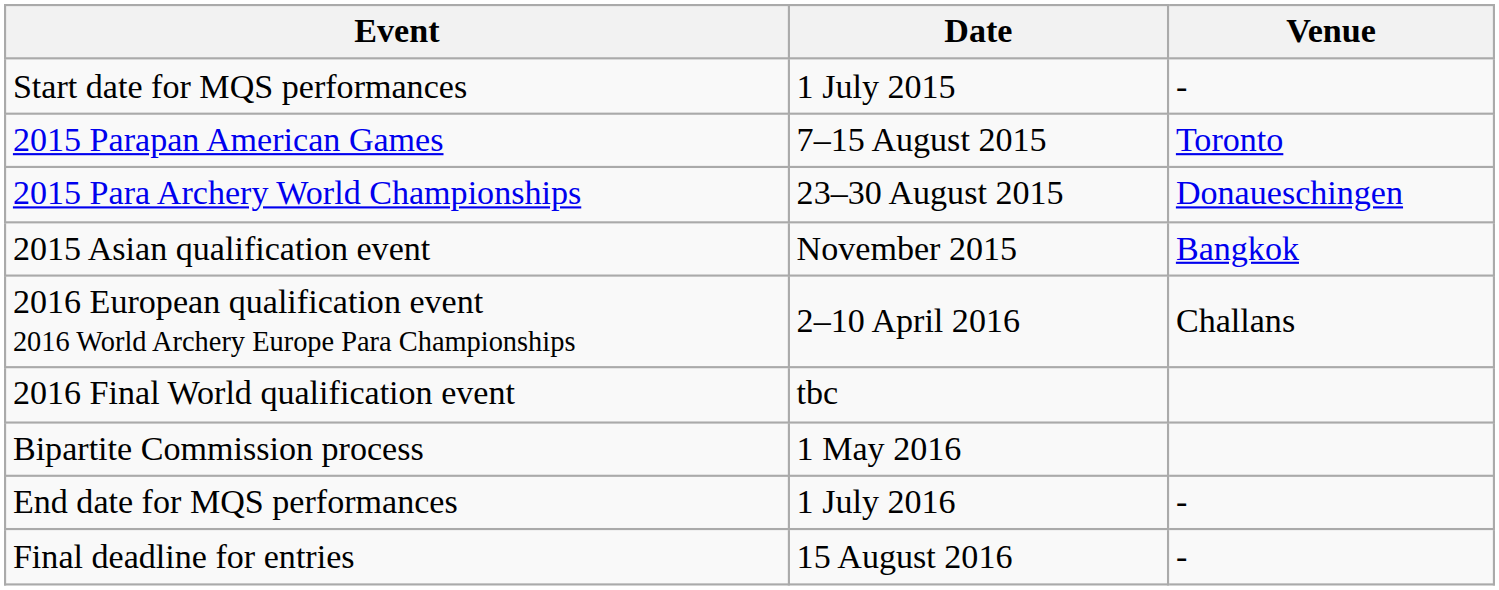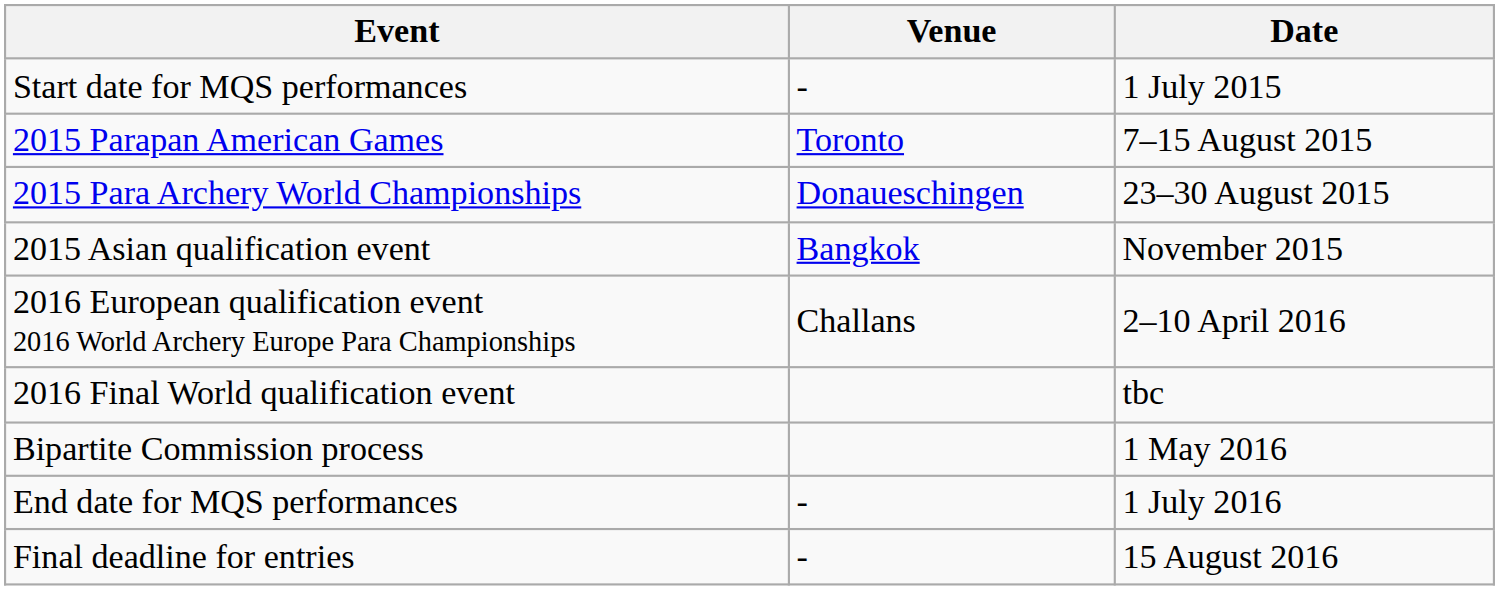columns swapped: (978, 31) <-> (1331, 31)
